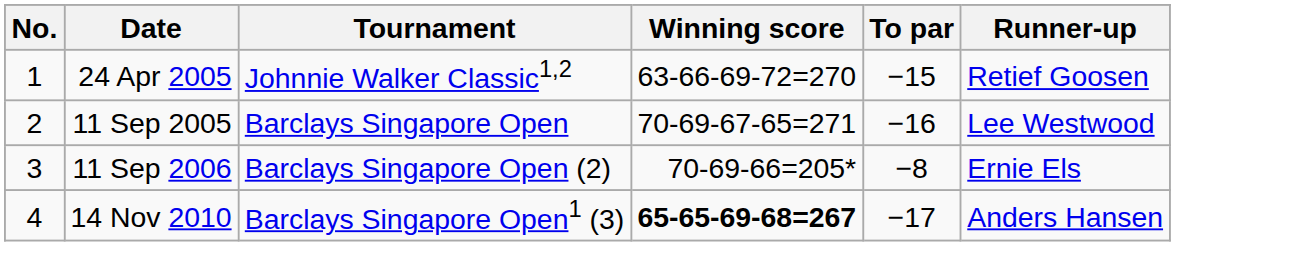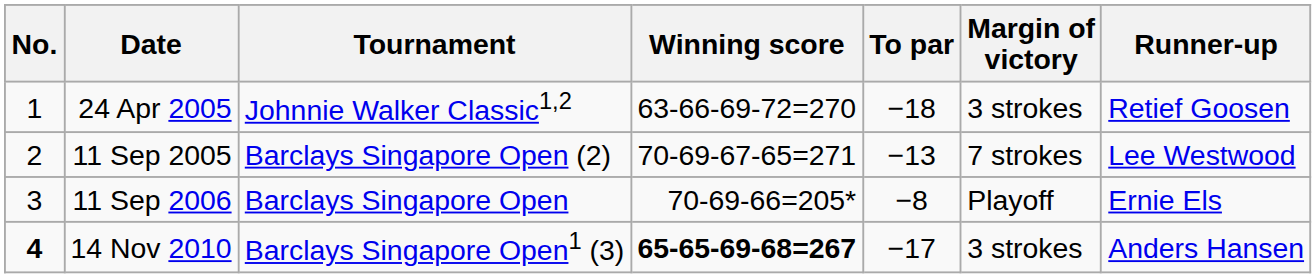+ column: (1031, 44)
(912, 75) −15 -> (912, 107) −18
(407, 123) Barclays Singapore Open -> (428, 155) Barclays Singapore Open (2)
(912, 123) −16 -> (912, 155) −13
(428, 168) Barclays Singapore Open (2) -> (407, 200) Barclays Singapore Open
(34, 216) normal -> (34, 248) bold
